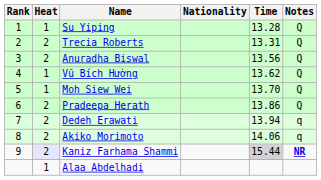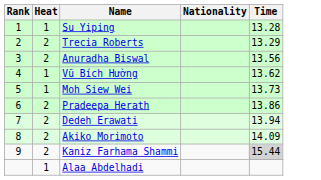- column: (299, 13)
(266, 44) 13.31 -> (266, 44) 13.29
(266, 90) 13.70 -> (266, 90) 13.73
(266, 137) 14.06 -> (266, 137) 14.09
(46, 152) lavender background -> (46, 152) no background
